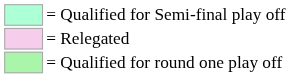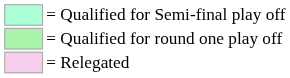rows swapped: (164, 62) <-> (88, 38)
